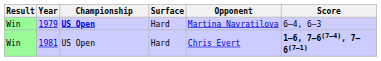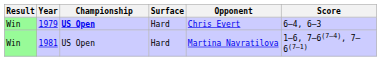(233, 24) Martina Navratilova -> (214, 24) Chris Evert
(214, 43) Chris Evert -> (233, 43) Martina Navratilova
(322, 43) bold -> (322, 43) normal
